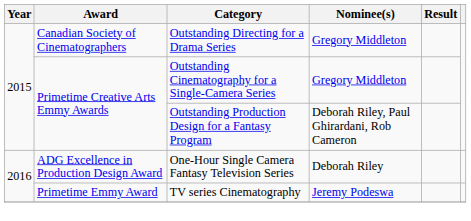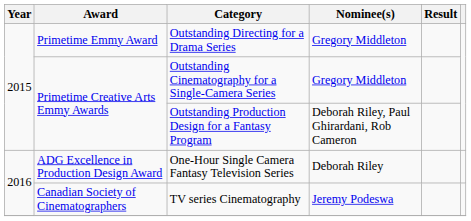(86, 40) Canadian Society of Cinematographers -> (97, 40) Primetime Emmy Award
(97, 192) Primetime Emmy Award -> (86, 199) Canadian Society of Cinematographers
